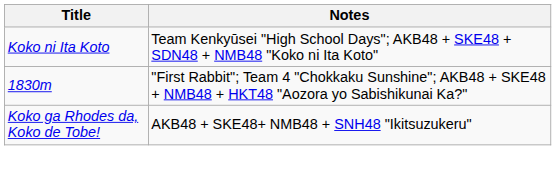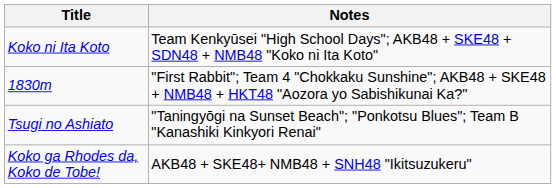+ row: (60, 124)
